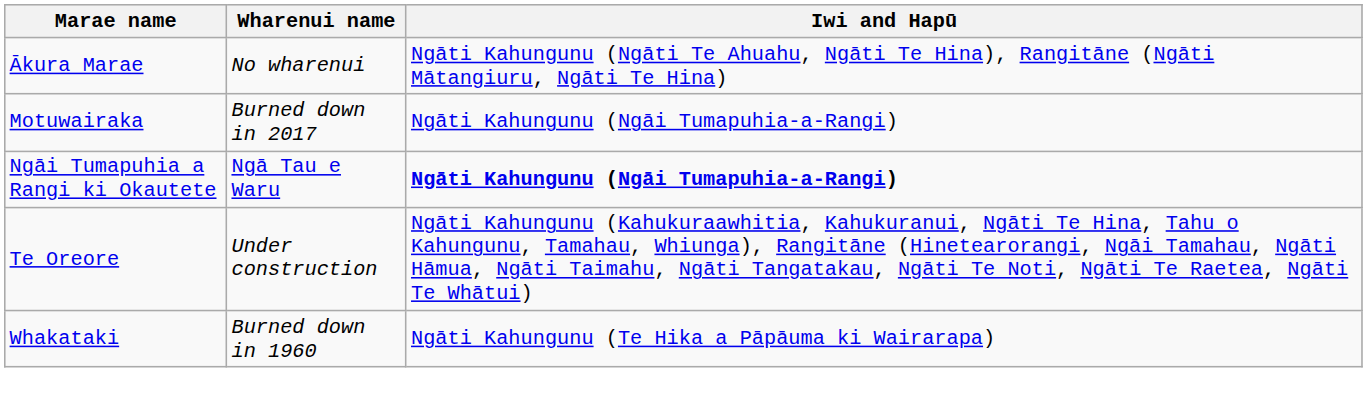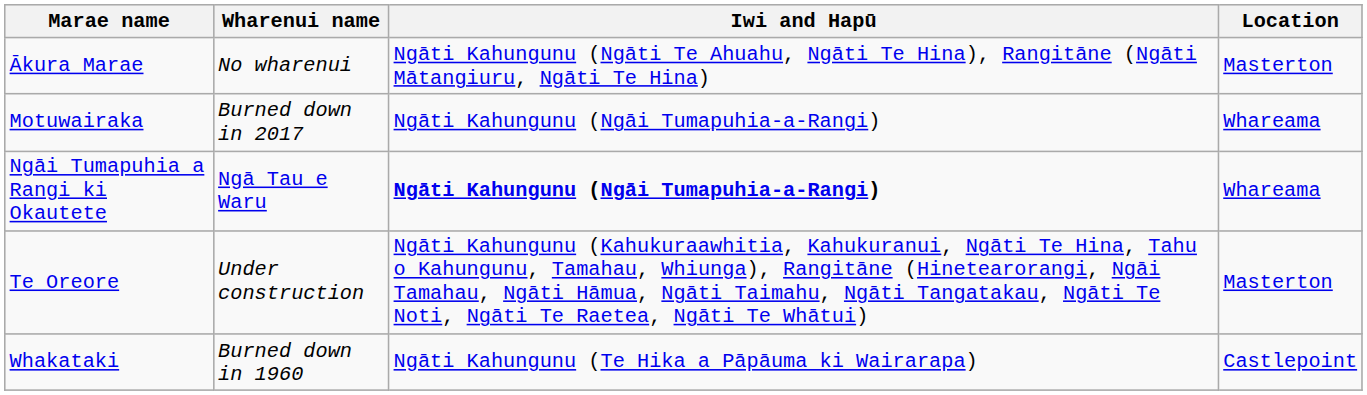+ column: (1290, 21)
